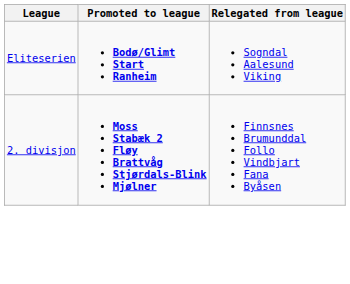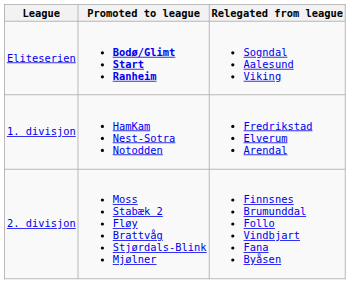+ row: (41, 132)
(144, 156) bold -> (144, 230) normal
